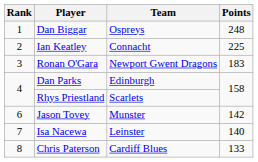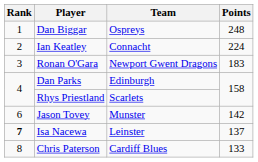(236, 47) 225 -> (236, 47) 224
(19, 132) normal -> (19, 132) bold
(236, 132) 140 -> (236, 132) 137
